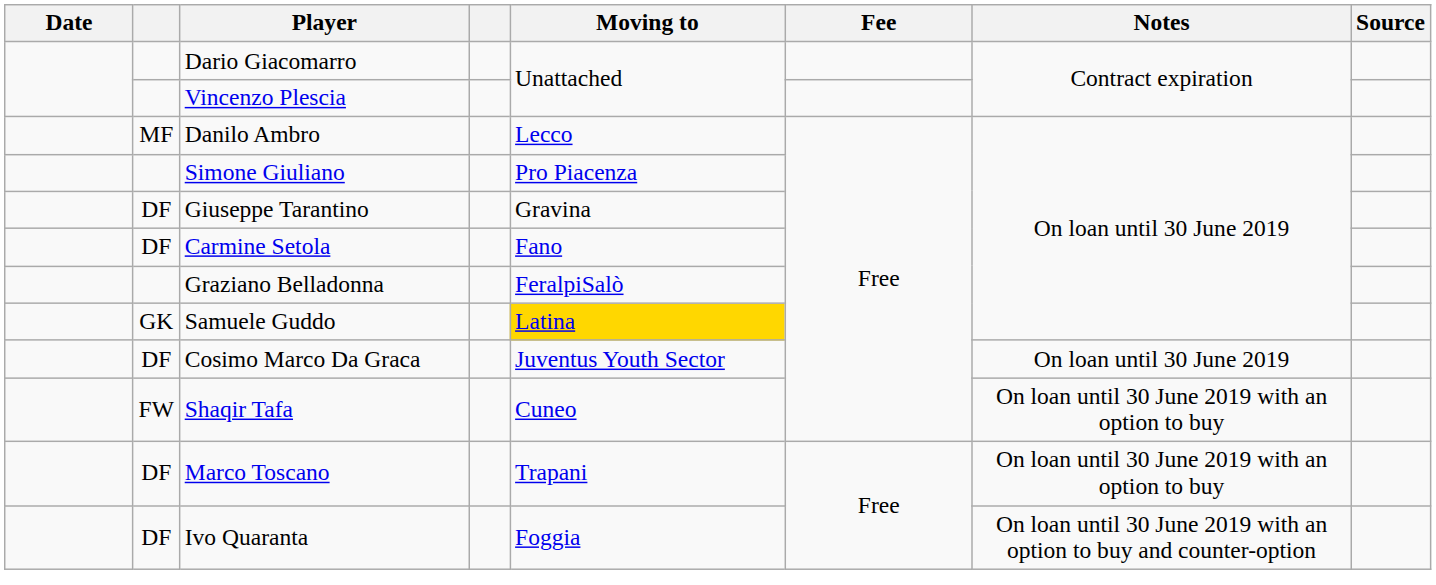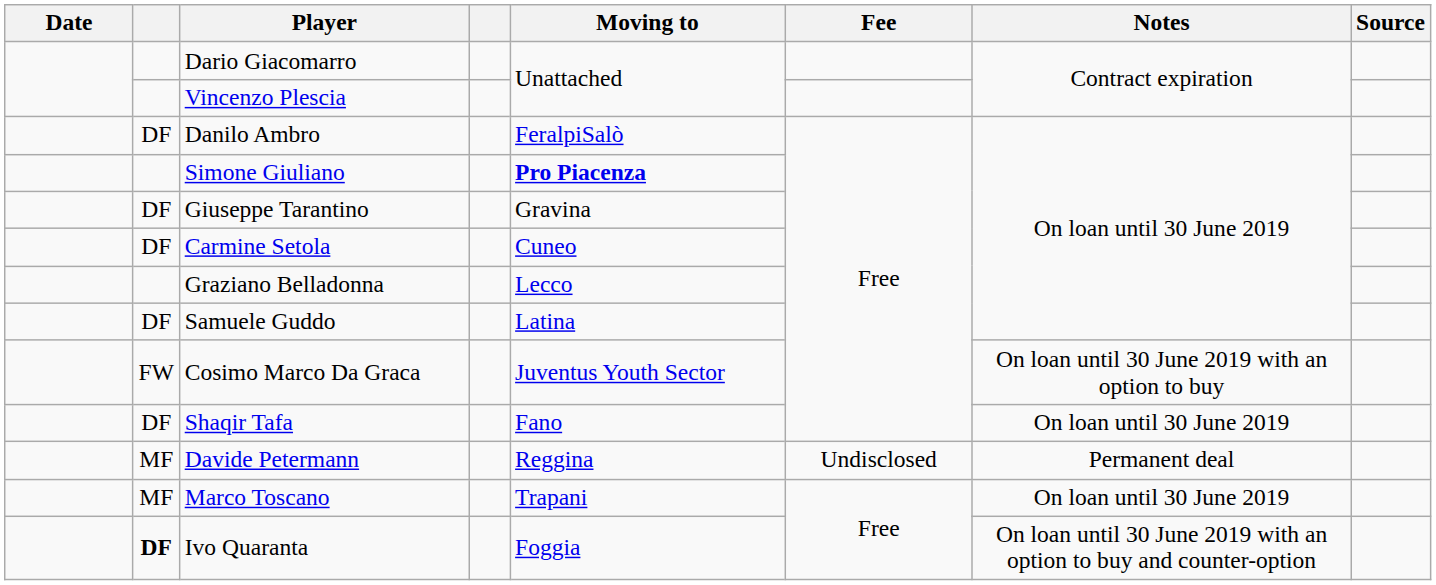(156, 135) MF -> (156, 135) DF
(544, 135) Lecco -> (569, 135) FeralpiSalò
(576, 172) normal -> (581, 172) bold
(539, 246) Fano -> (546, 246) Cuneo
(569, 284) FeralpiSalò -> (544, 284) Lecco
(156, 321) GK -> (156, 321) DF
(545, 321) gold background -> (545, 321) no background
(156, 358) DF -> (156, 372) FW
(1162, 358) On loan until 30 June 2019 -> (1162, 372) On loan until 30 June 2019 with an option to buy
(156, 409) FW -> (156, 422) DF
(546, 409) Cuneo -> (539, 422) Fano
(1162, 409) On loan until 30 June 2019 with an option to buy -> (1162, 422) On loan until 30 June 2019
+ row: (272, 459)
(156, 473) DF -> (156, 497) MF
(1162, 473) On loan until 30 June 2019 with an option to buy -> (1162, 497) On loan until 30 June 2019
(156, 536) normal -> (156, 547) bold
